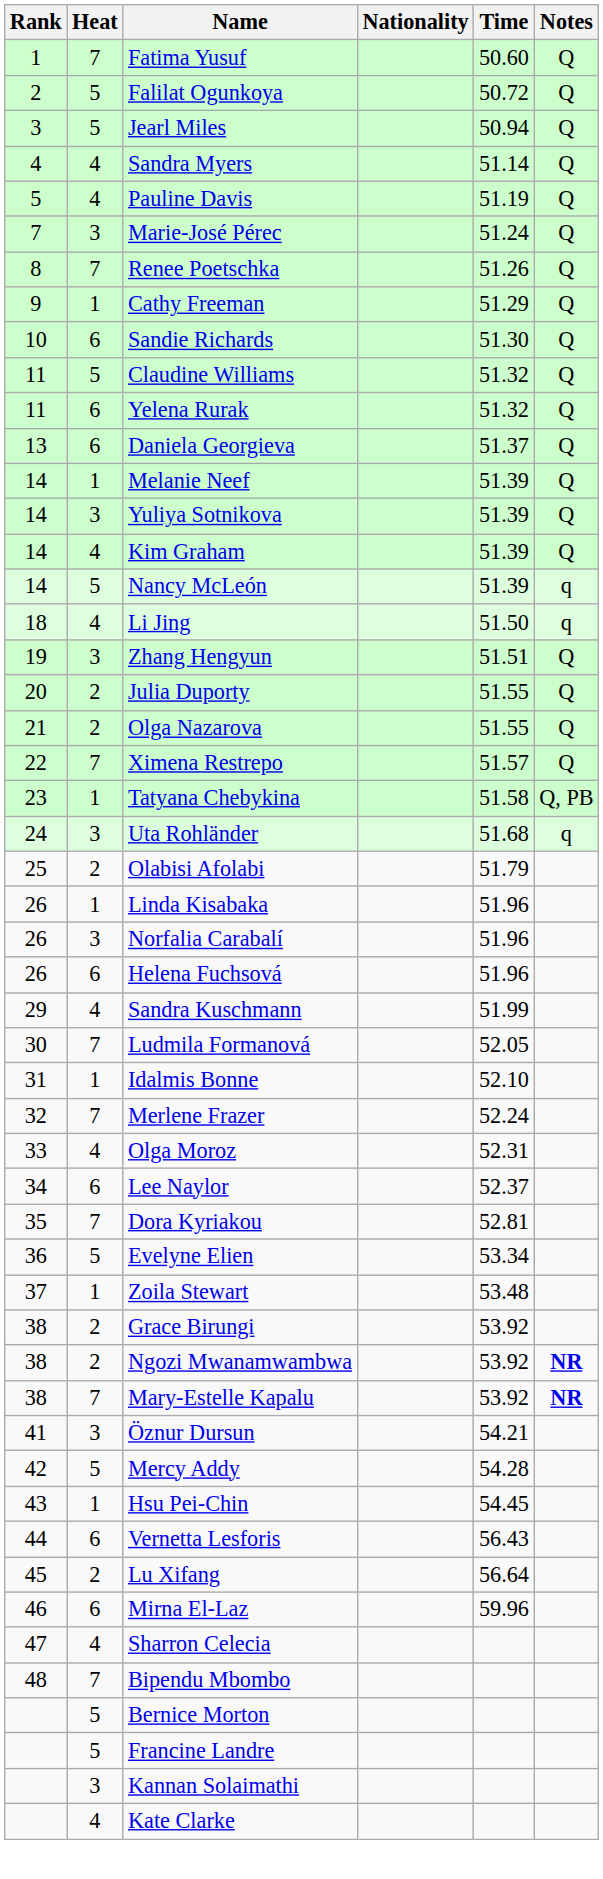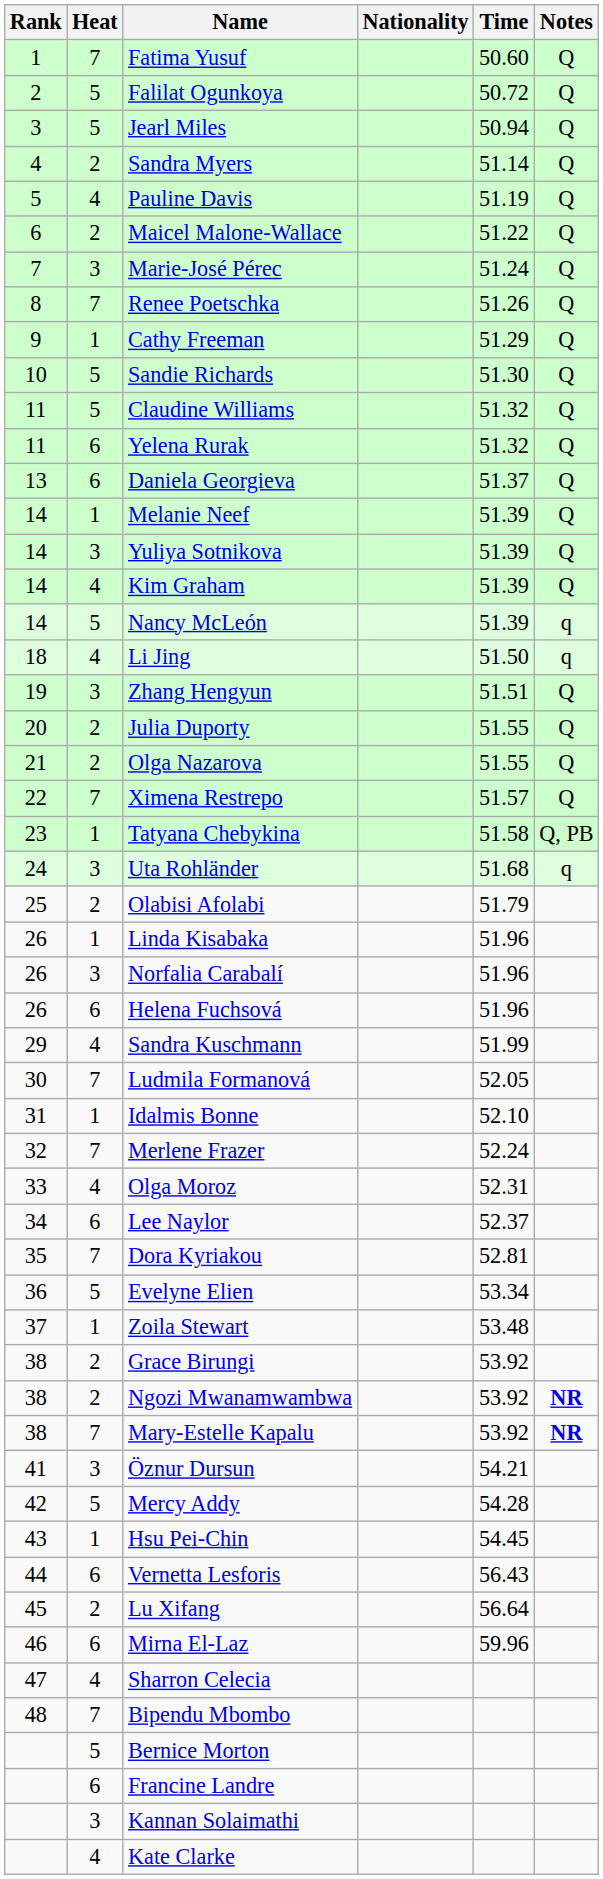(95, 163) 4 -> (95, 163) 2
+ row: (235, 233)
(95, 339) 6 -> (95, 374) 5
(95, 1750) 5 -> (95, 1785) 6
